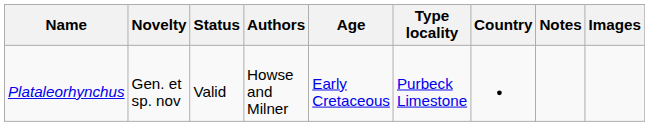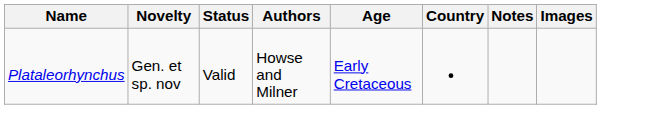- column: (432, 25)
